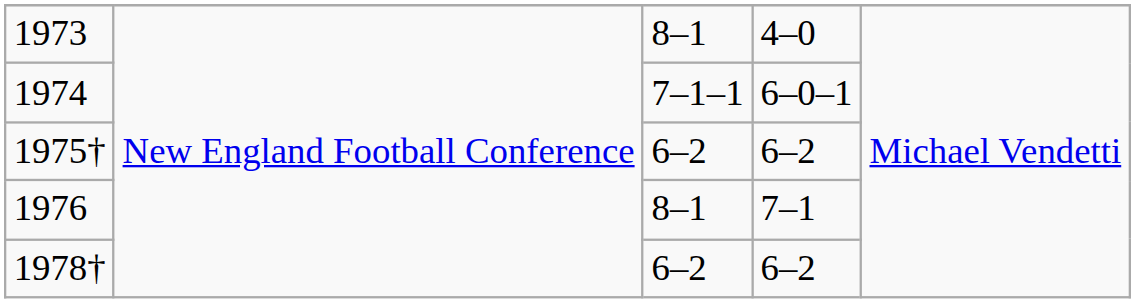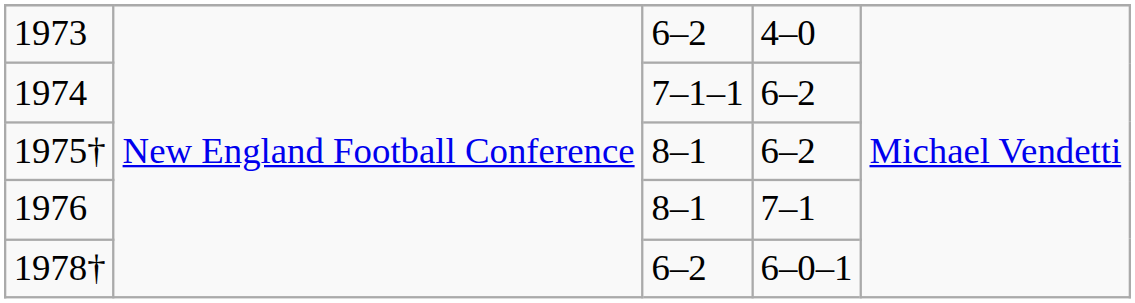(679, 33) 8–1 -> (679, 33) 6–2
(807, 92) 6–0–1 -> (788, 92) 6–2
(679, 150) 6–2 -> (679, 150) 8–1
(788, 267) 6–2 -> (807, 267) 6–0–1
